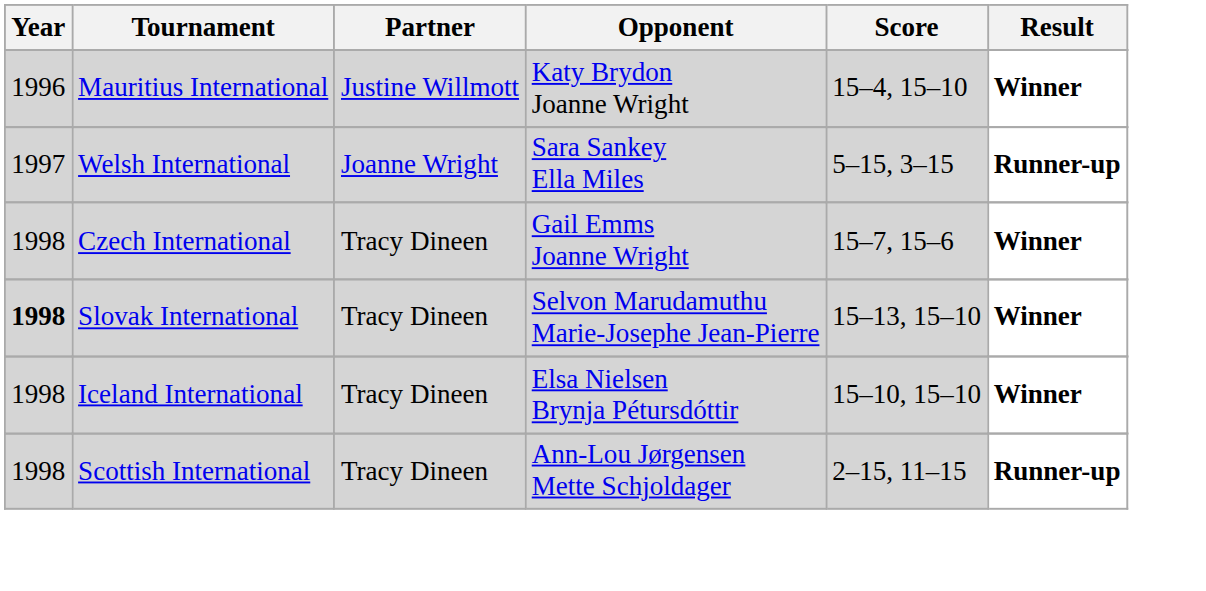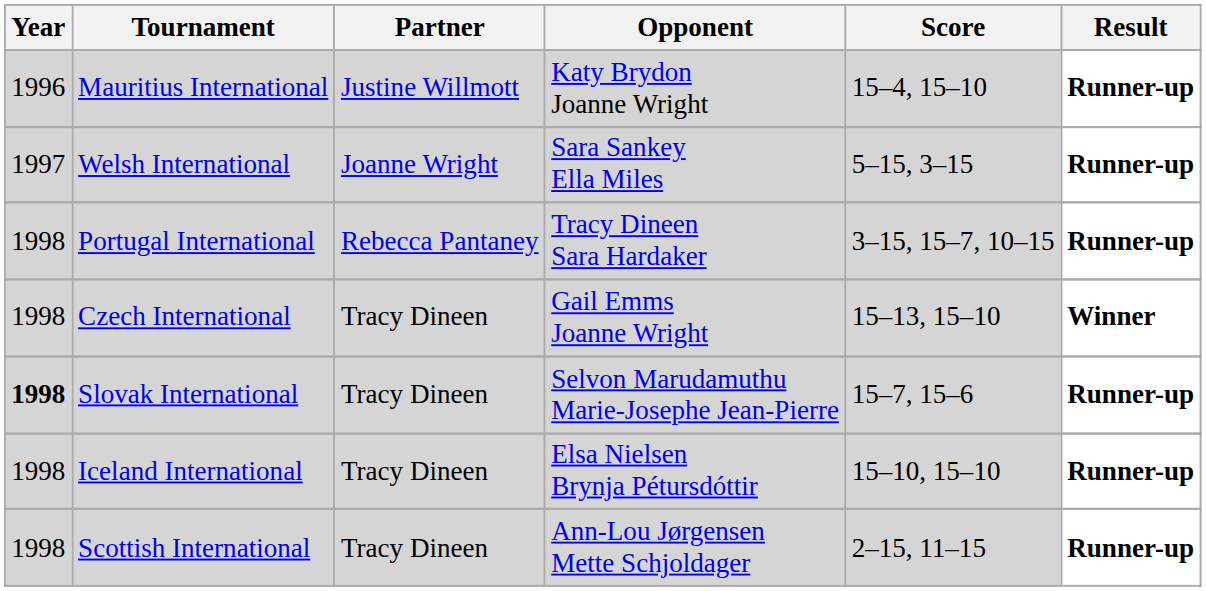(1038, 87) Winner -> (1131, 87) Runner-up
+ row: (196, 241)
(893, 241) 15–7, 15–6 -> (926, 317) 15–13, 15–10
(907, 317) 15–13, 15–10 -> (913, 394) 15–7, 15–6
(1038, 317) Winner -> (1131, 394) Runner-up
(1038, 394) Winner -> (1131, 470) Runner-up
